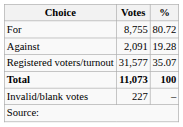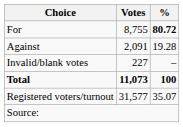(164, 29) normal -> (164, 29) bold
rows swapped: (47, 96) <-> (60, 63)
